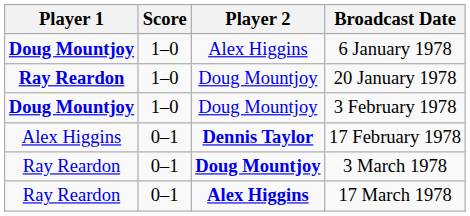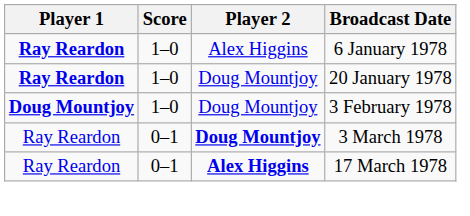(72, 48) Doug Mountjoy -> (72, 48) Ray Reardon
- row: (395, 136)
